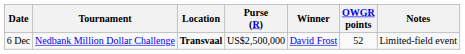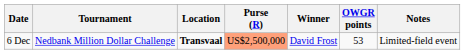(256, 41) no background -> (256, 41) lightsalmon background
(358, 41) 52 -> (358, 41) 53
